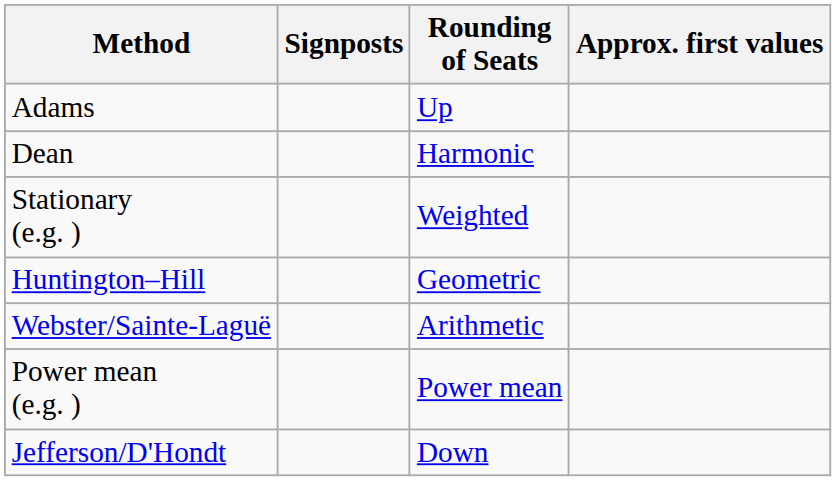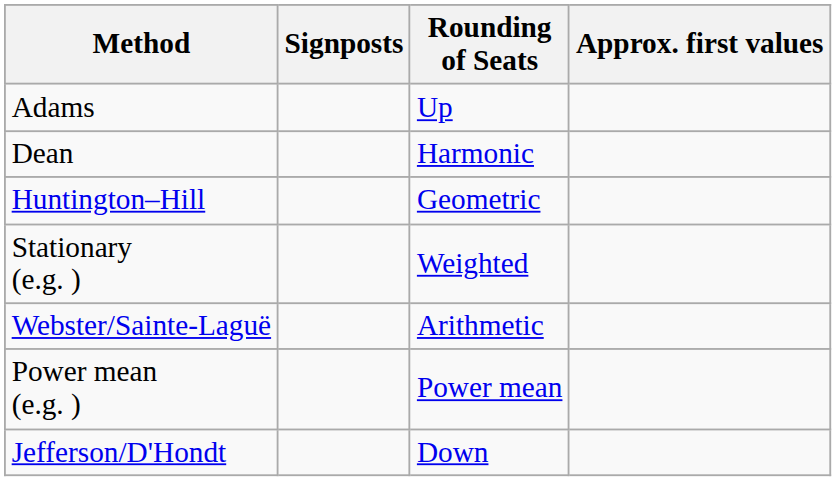rows swapped: (108, 279) <-> (72, 216)
